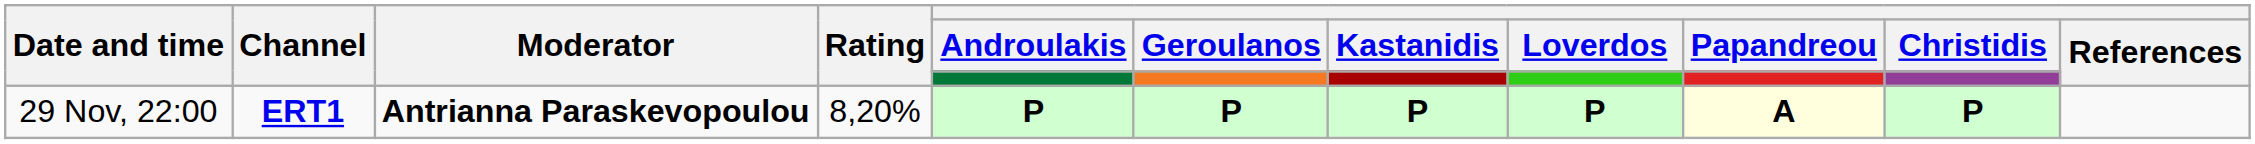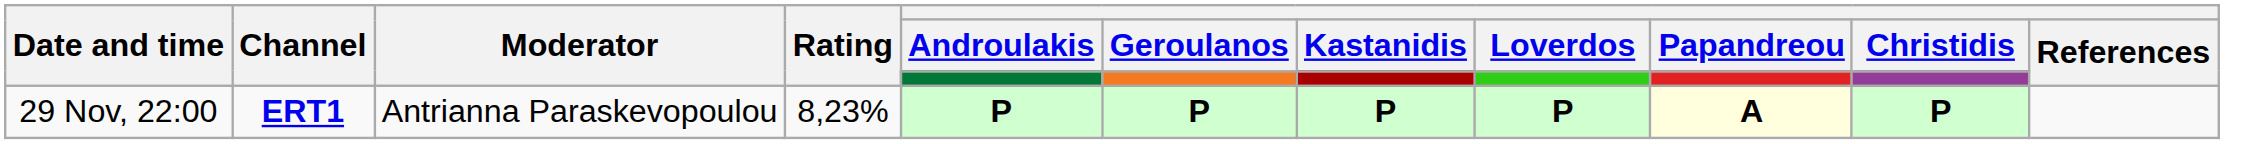(596, 112) bold -> (580, 112) normal
(875, 112) 8,20% -> (843, 112) 8,23%
